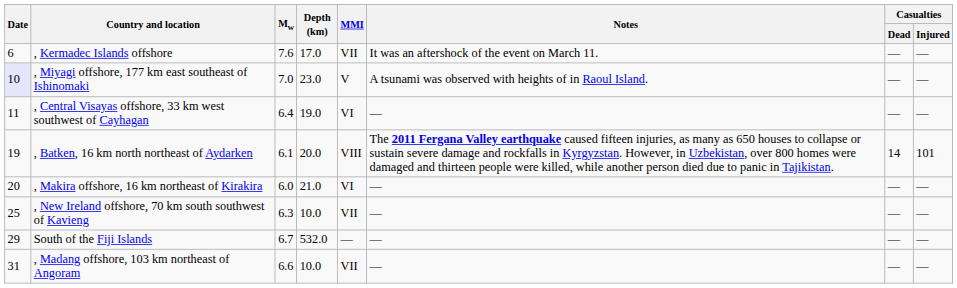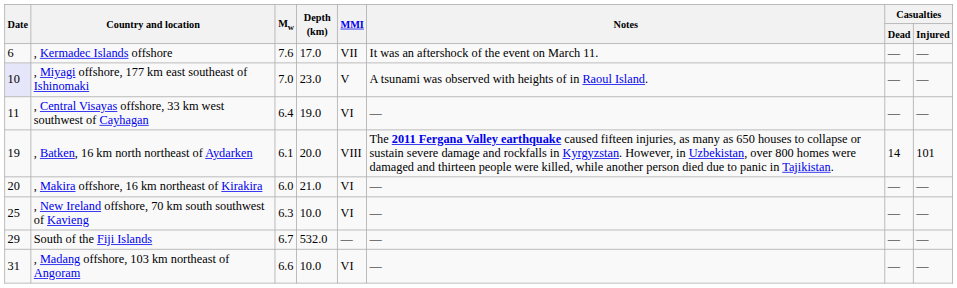(349, 213) VII -> (347, 213) VI
(349, 266) VII -> (347, 266) VI
